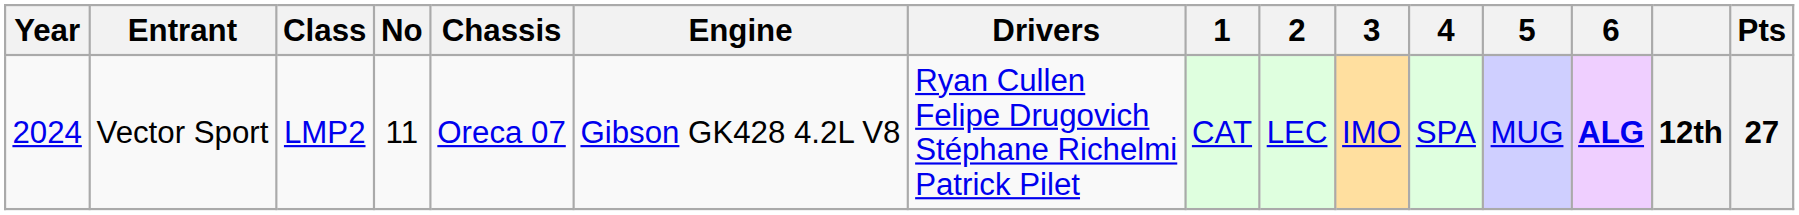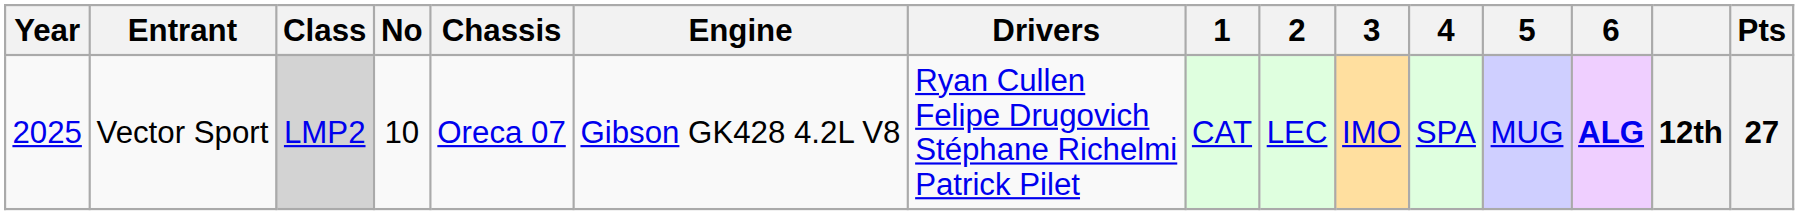(47, 132) 2024 -> (47, 132) 2025
(325, 132) no background -> (325, 132) lightgrey background
(402, 132) 11 -> (402, 132) 10
